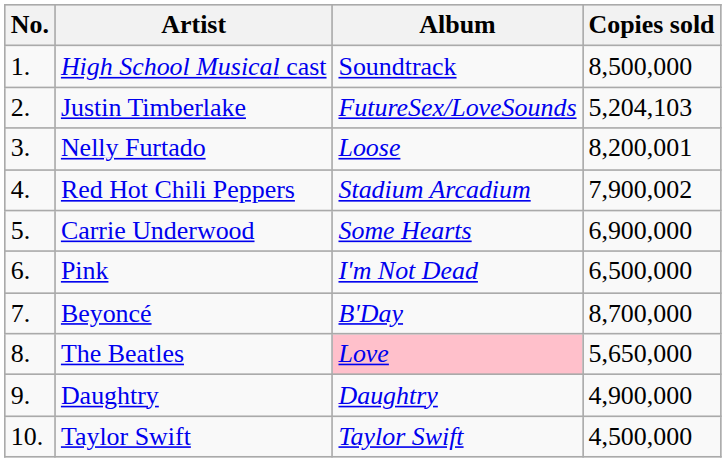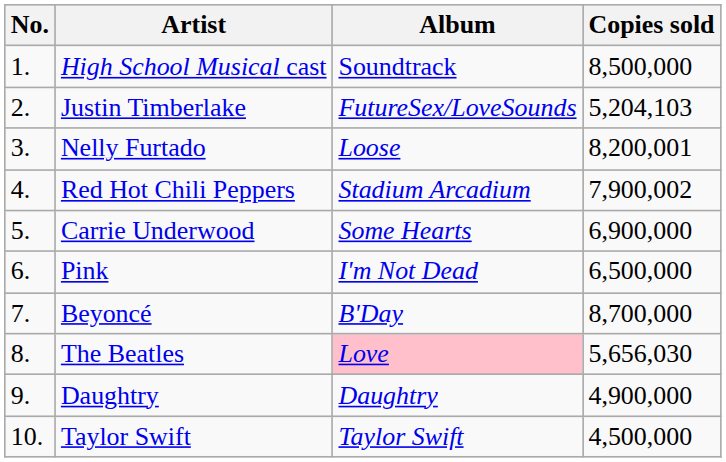(640, 353) 5,650,000 -> (640, 353) 5,656,030
